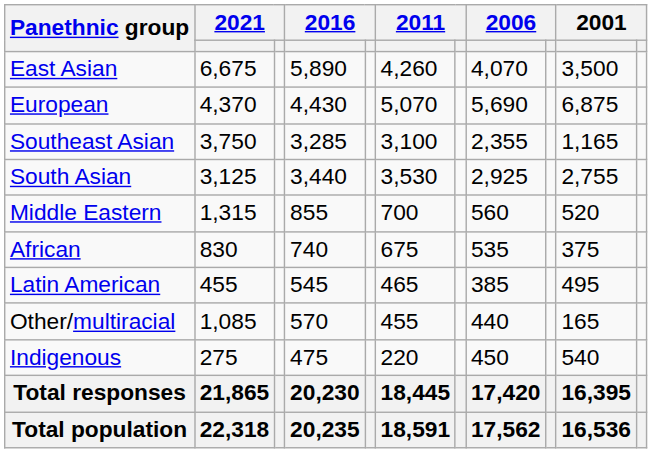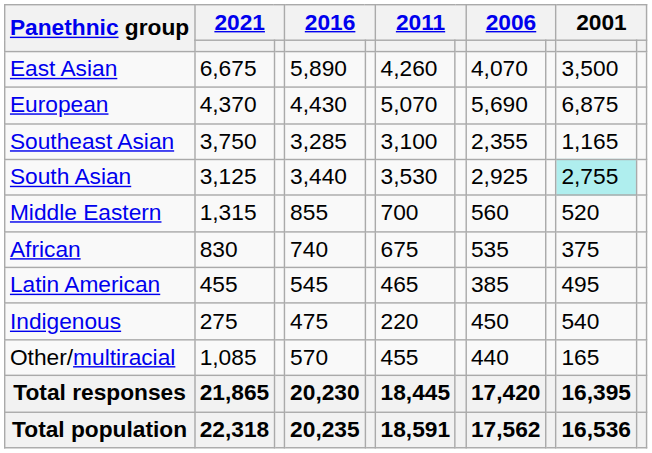(590, 177) no background -> (590, 177) paleturquoise background
rows swapped: (66, 357) <-> (93, 321)
